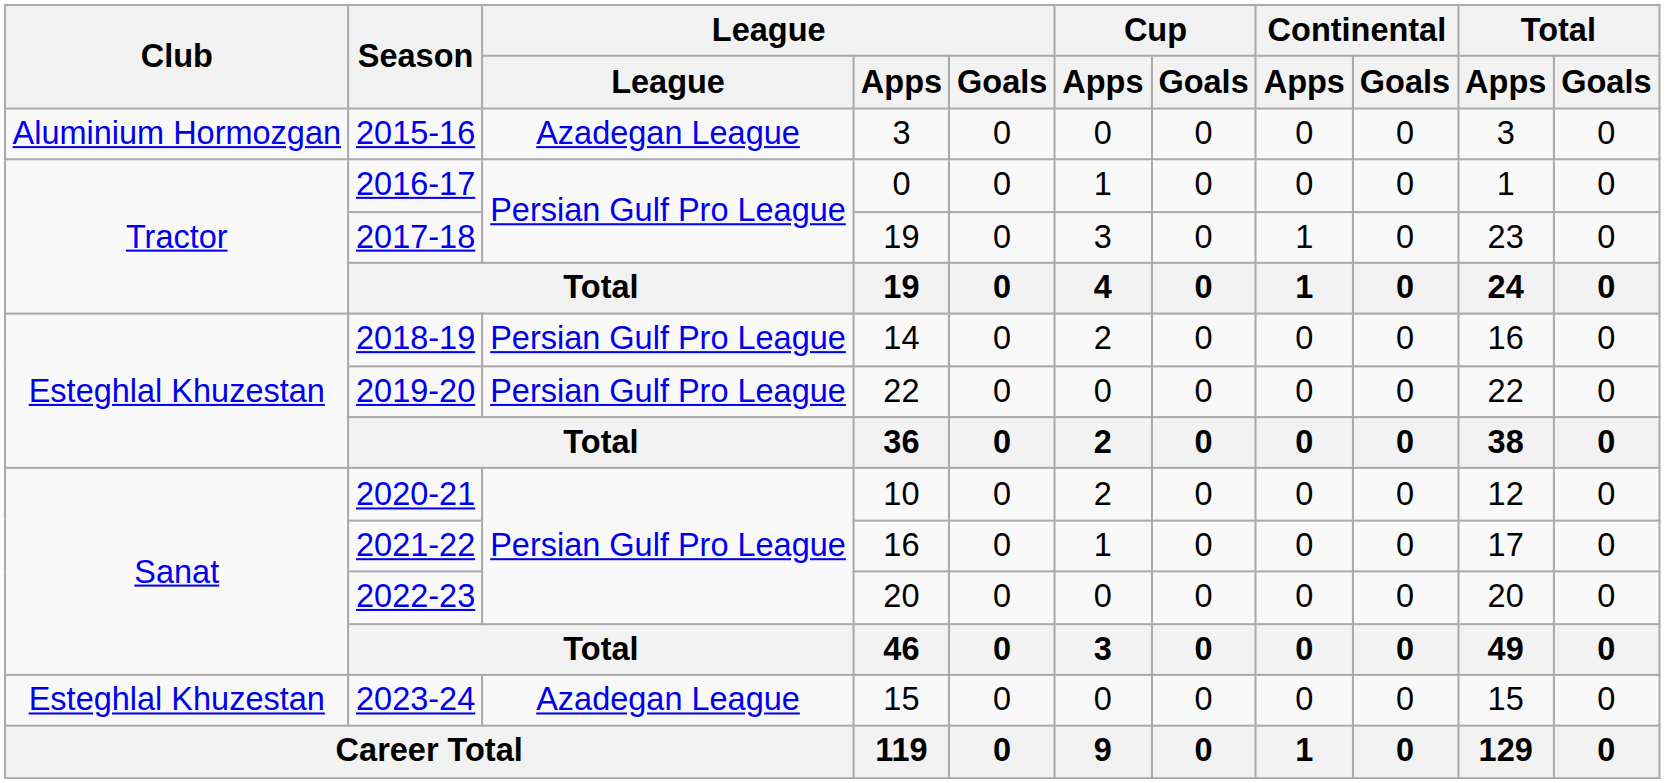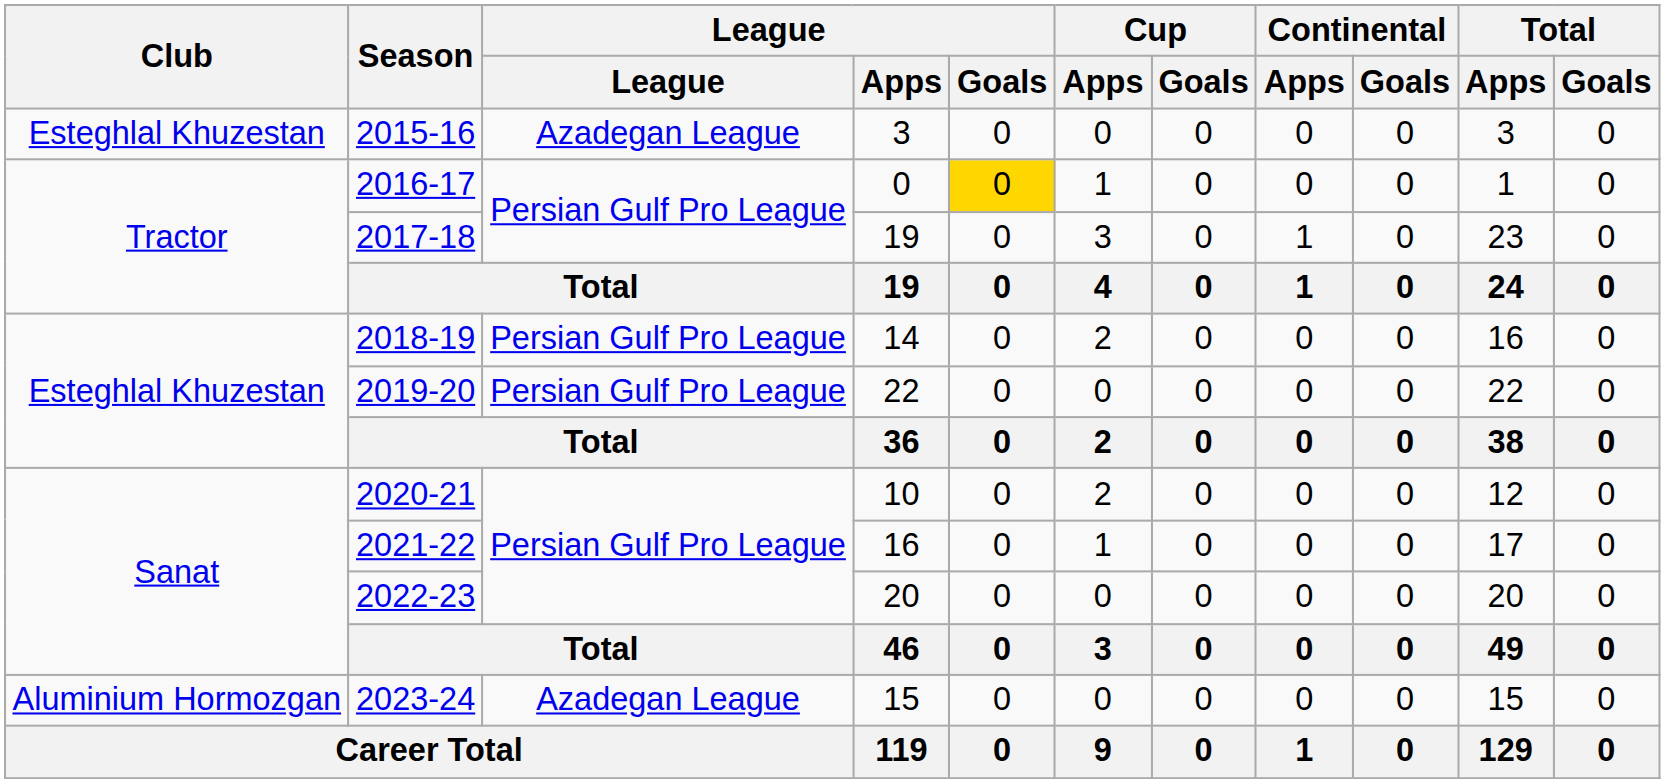(177, 133) Aluminium Hormozgan -> (177, 133) Esteghlal Khuzestan
(1002, 184) no background -> (1002, 184) gold background
(177, 699) Esteghlal Khuzestan -> (177, 699) Aluminium Hormozgan
